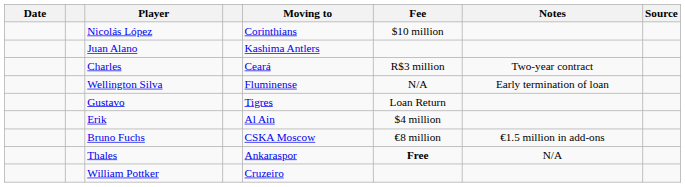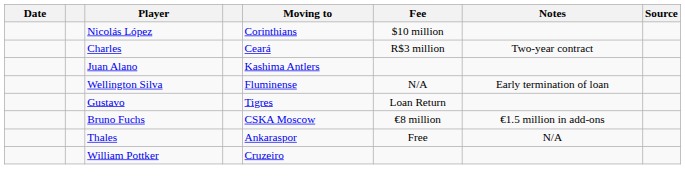rows swapped: (112, 48) <-> (104, 66)
- row: (97, 119)
(418, 155) bold -> (418, 137) normal
